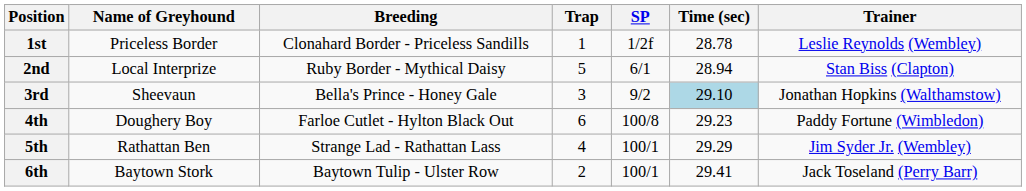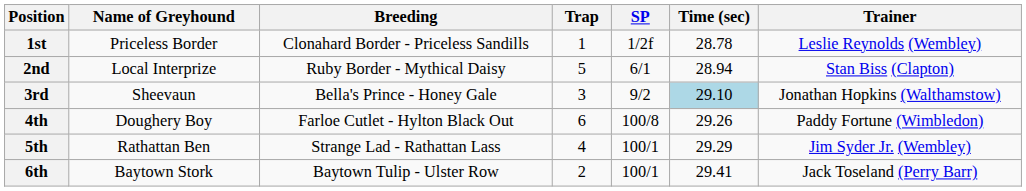(714, 120) 29.23 -> (714, 120) 29.26
